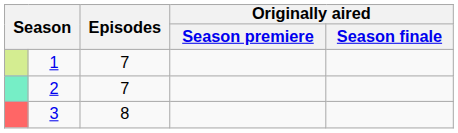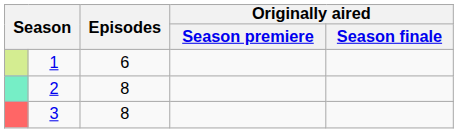(125, 62) 7 -> (125, 62) 6
(125, 88) 7 -> (125, 88) 8
